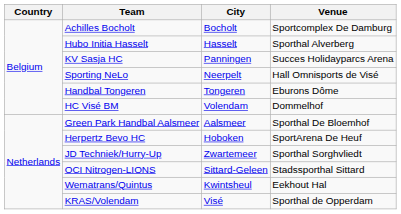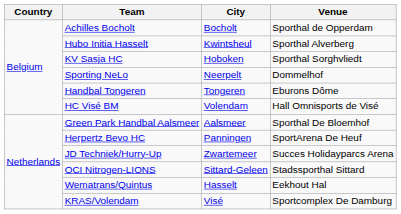(332, 28) Sportcomplex De Damburg -> (322, 28) Sporthal de Opperdam
(220, 43) Hasselt -> (228, 43) Kwintsheul
(227, 59) Panningen -> (224, 59) Hoboken
(333, 59) Succes Holidayparcs Arena -> (317, 59) Sporthal Sorghvliedt
(325, 75) Hall Omnisports de Visé -> (298, 75) Dommelhof
(298, 106) Dommelhof -> (325, 106) Hall Omnisports de Visé
(224, 138) Hoboken -> (227, 138) Panningen
(317, 153) Sporthal Sorghvliedt -> (333, 153) Succes Holidayparcs Arena
(228, 185) Kwintsheul -> (220, 185) Hasselt
(322, 201) Sporthal de Opperdam -> (332, 201) Sportcomplex De Damburg
